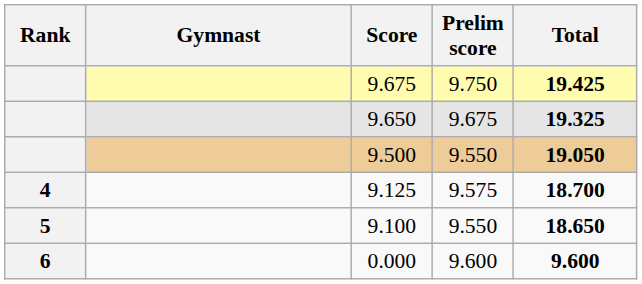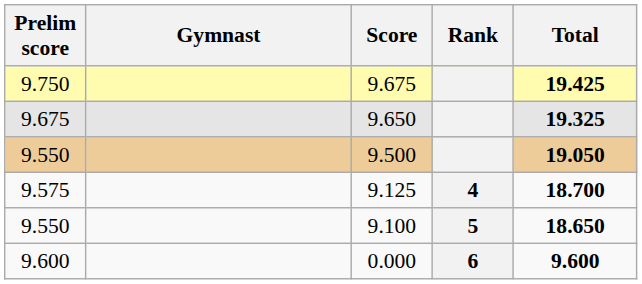columns swapped: (45, 35) <-> (473, 35)
